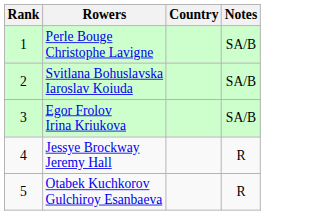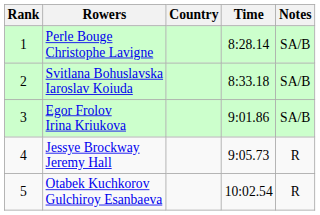+ column: (249, 15)
